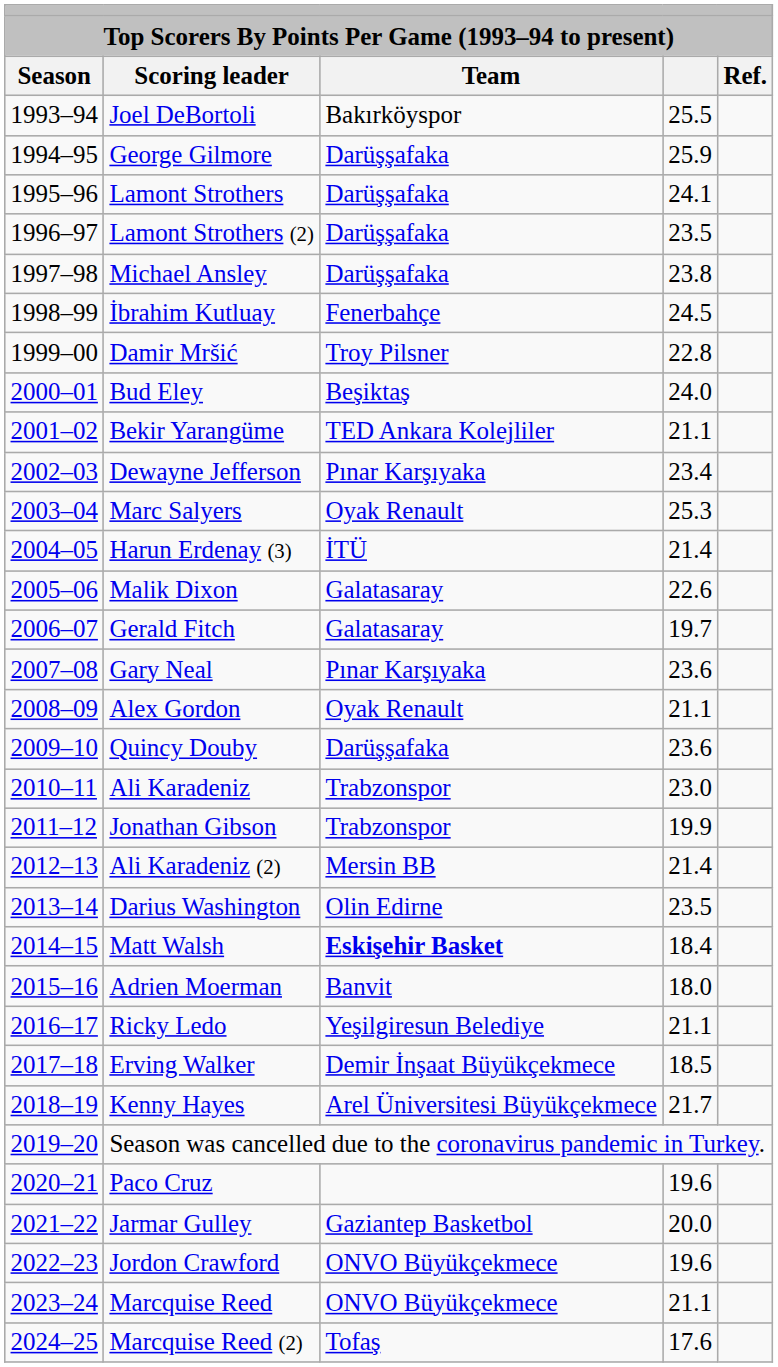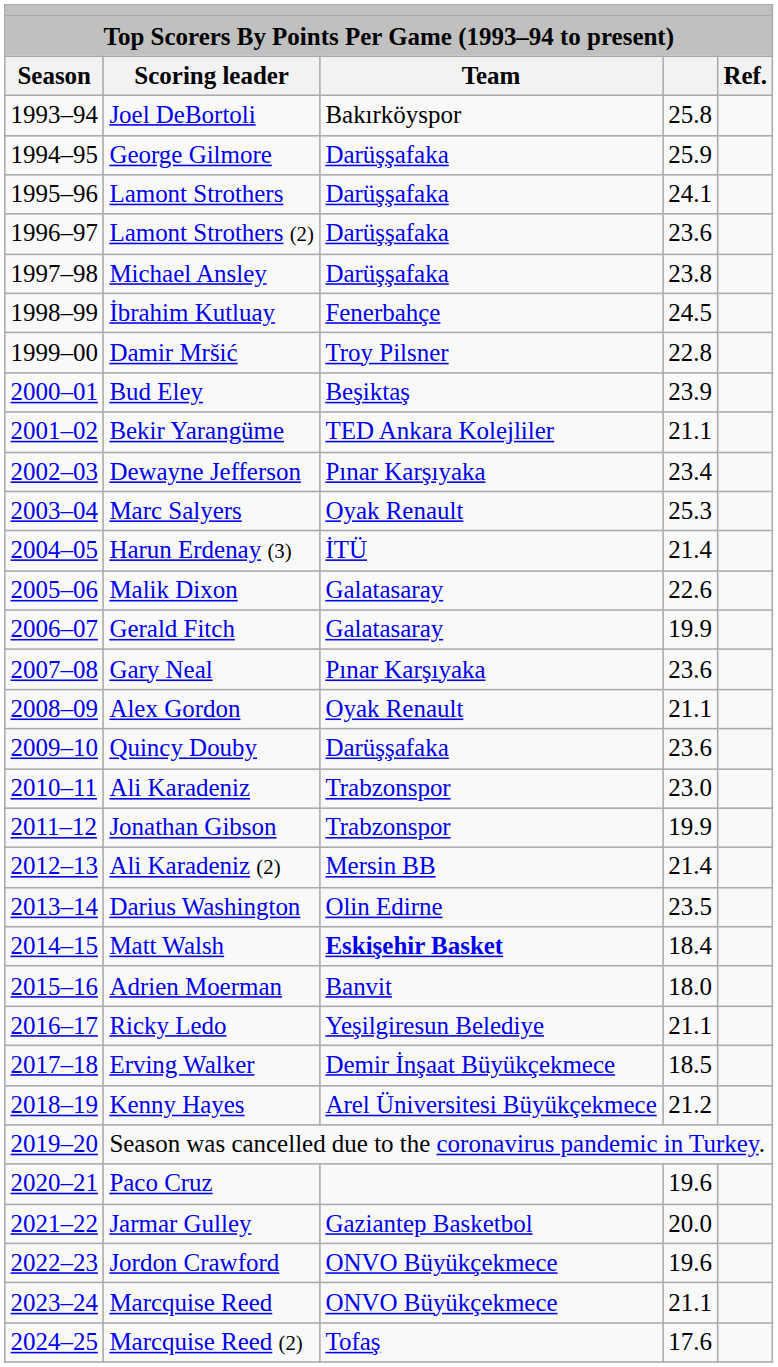(690, 114) 25.5 -> (690, 114) 25.8
(690, 233) 23.5 -> (690, 233) 23.6
(690, 392) 24.0 -> (690, 392) 23.9
(690, 629) 19.7 -> (690, 629) 19.9
(690, 1104) 21.7 -> (690, 1104) 21.2
